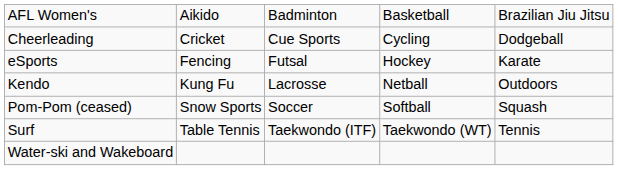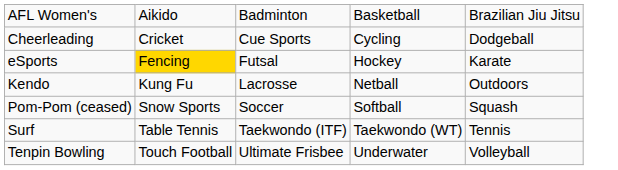(205, 61) no background -> (164, 61) gold background
+ row: (56, 152)
- row: (90, 152)
